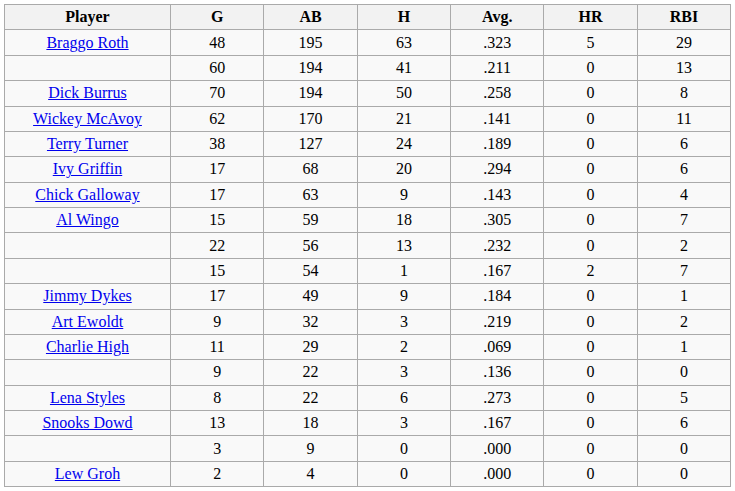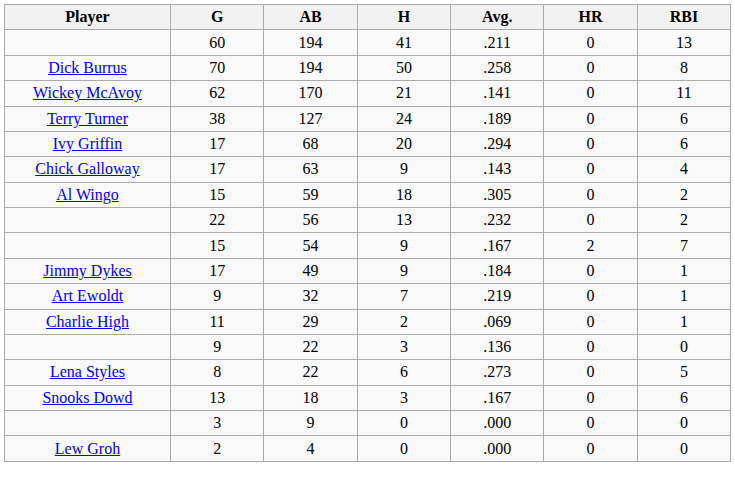- row: (87, 42)
(684, 220) 7 -> (684, 194) 2
(404, 270) 1 -> (404, 245) 9
(404, 321) 3 -> (404, 296) 7
(684, 321) 2 -> (684, 296) 1
